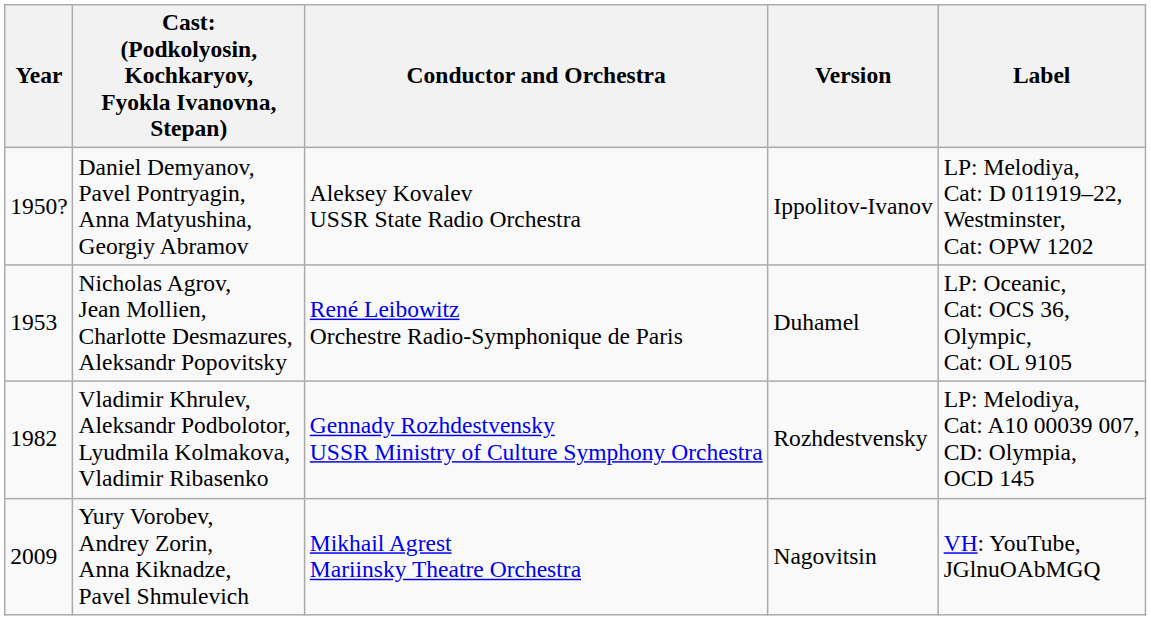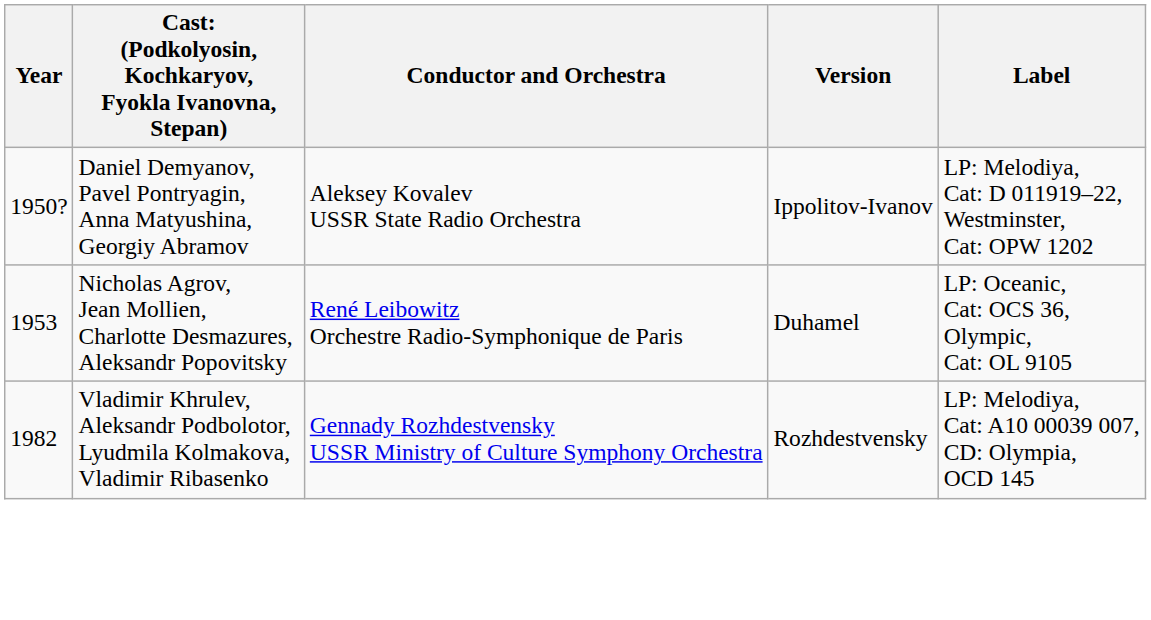- row: (164, 556)
